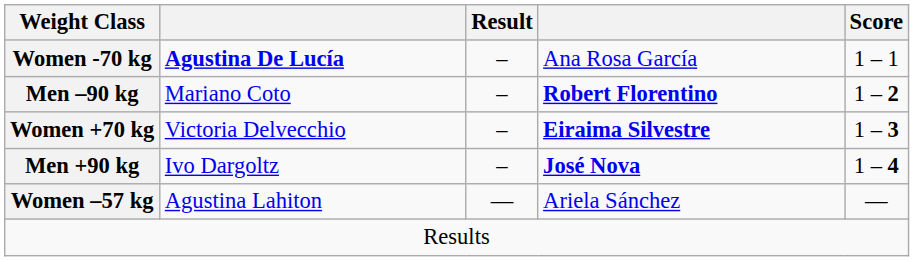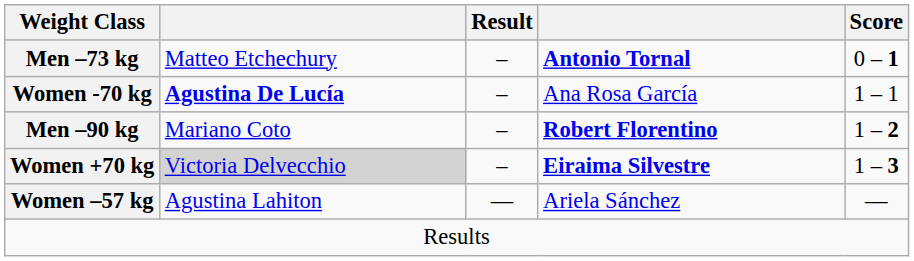+ row: (82, 58)
(255, 129) no background -> (255, 165) lightgrey background
- row: (82, 165)
